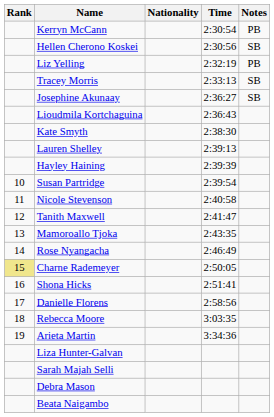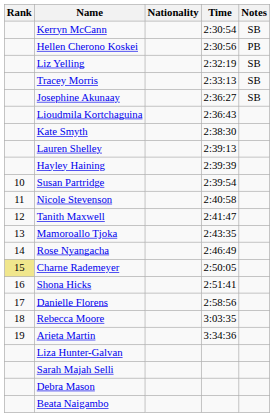(254, 30) PB -> (254, 30) SB
(254, 47) SB -> (254, 47) PB
(254, 64) PB -> (254, 64) SB
